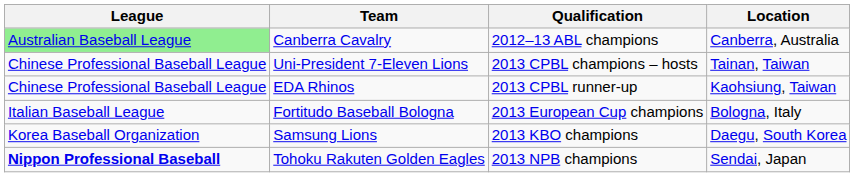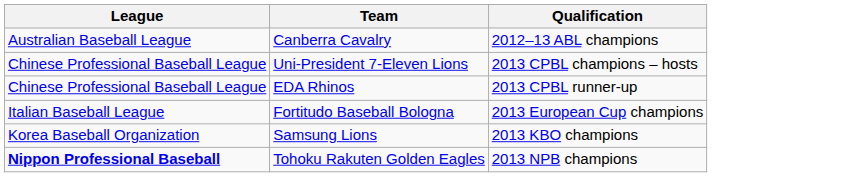- column: (778, 16)
(99, 40) lightgreen background -> (99, 40) no background
